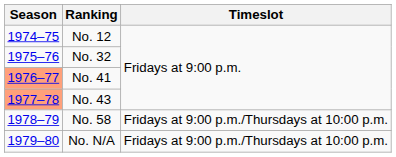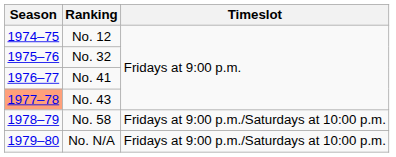(33, 78) lightsalmon background -> (33, 78) no background
(256, 120) Fridays at 9:00 p.m./Thursdays at 10:00 p.m. -> (255, 120) Fridays at 9:00 p.m./Saturdays at 10:00 p.m.
(256, 141) Fridays at 9:00 p.m./Thursdays at 10:00 p.m. -> (255, 141) Fridays at 9:00 p.m./Saturdays at 10:00 p.m.
